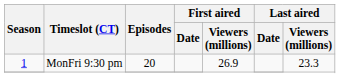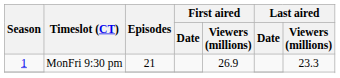(150, 63) 20 -> (150, 63) 21
